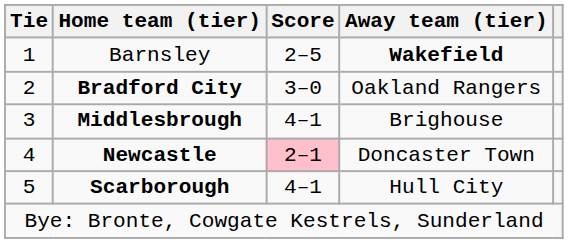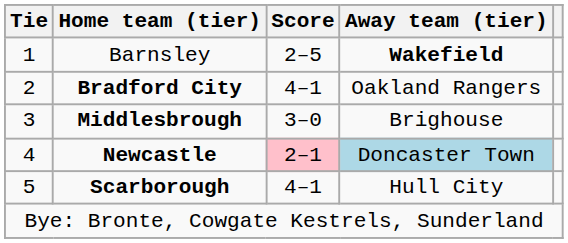(303, 88) 3–0 -> (303, 88) 4–1
(303, 121) 4–1 -> (303, 121) 3–0
(446, 155) no background -> (446, 155) lightblue background
